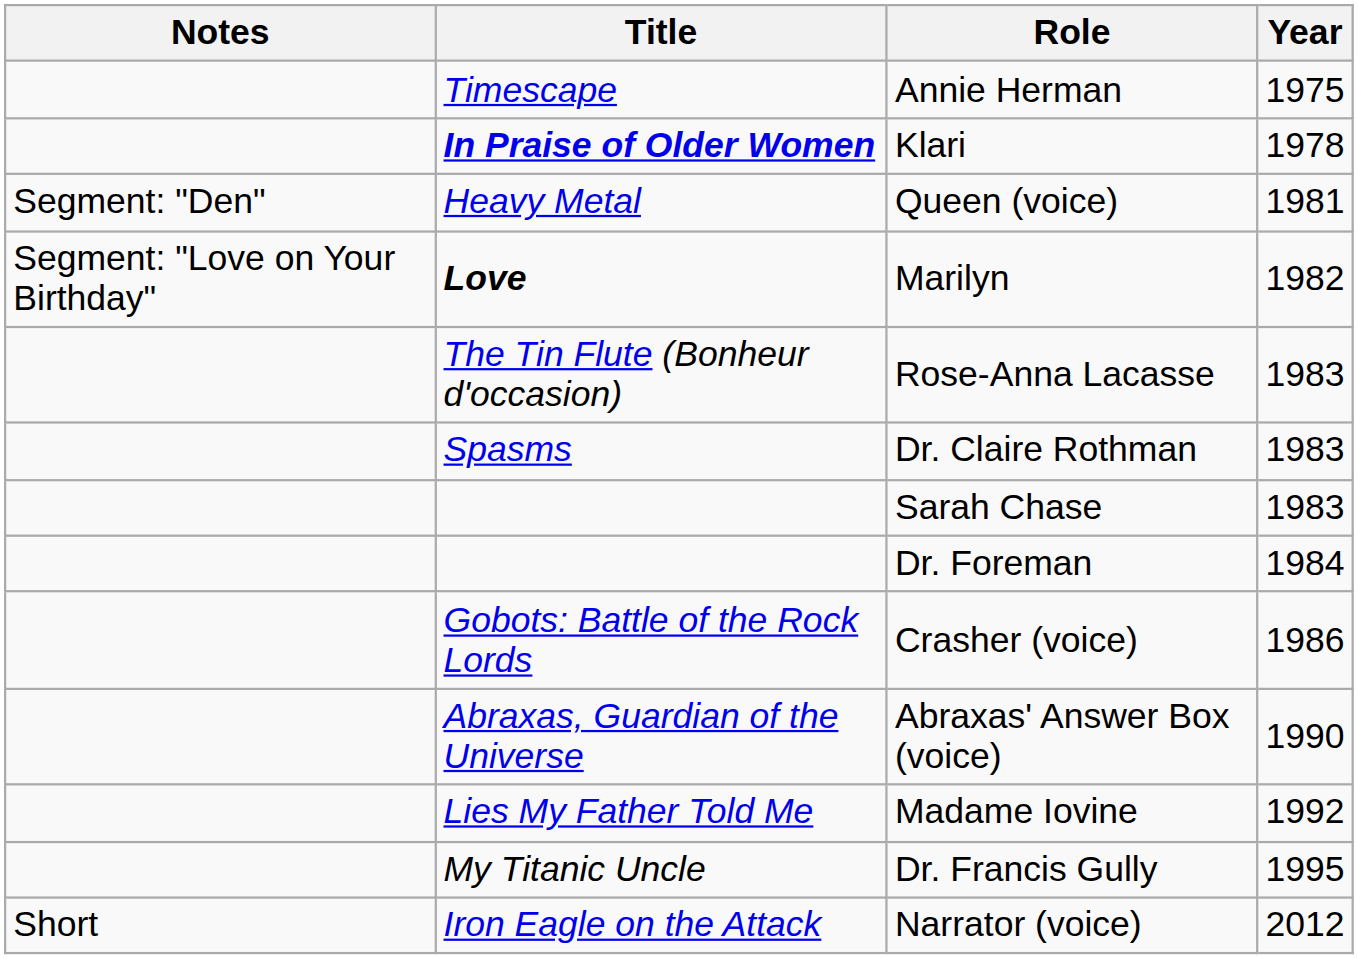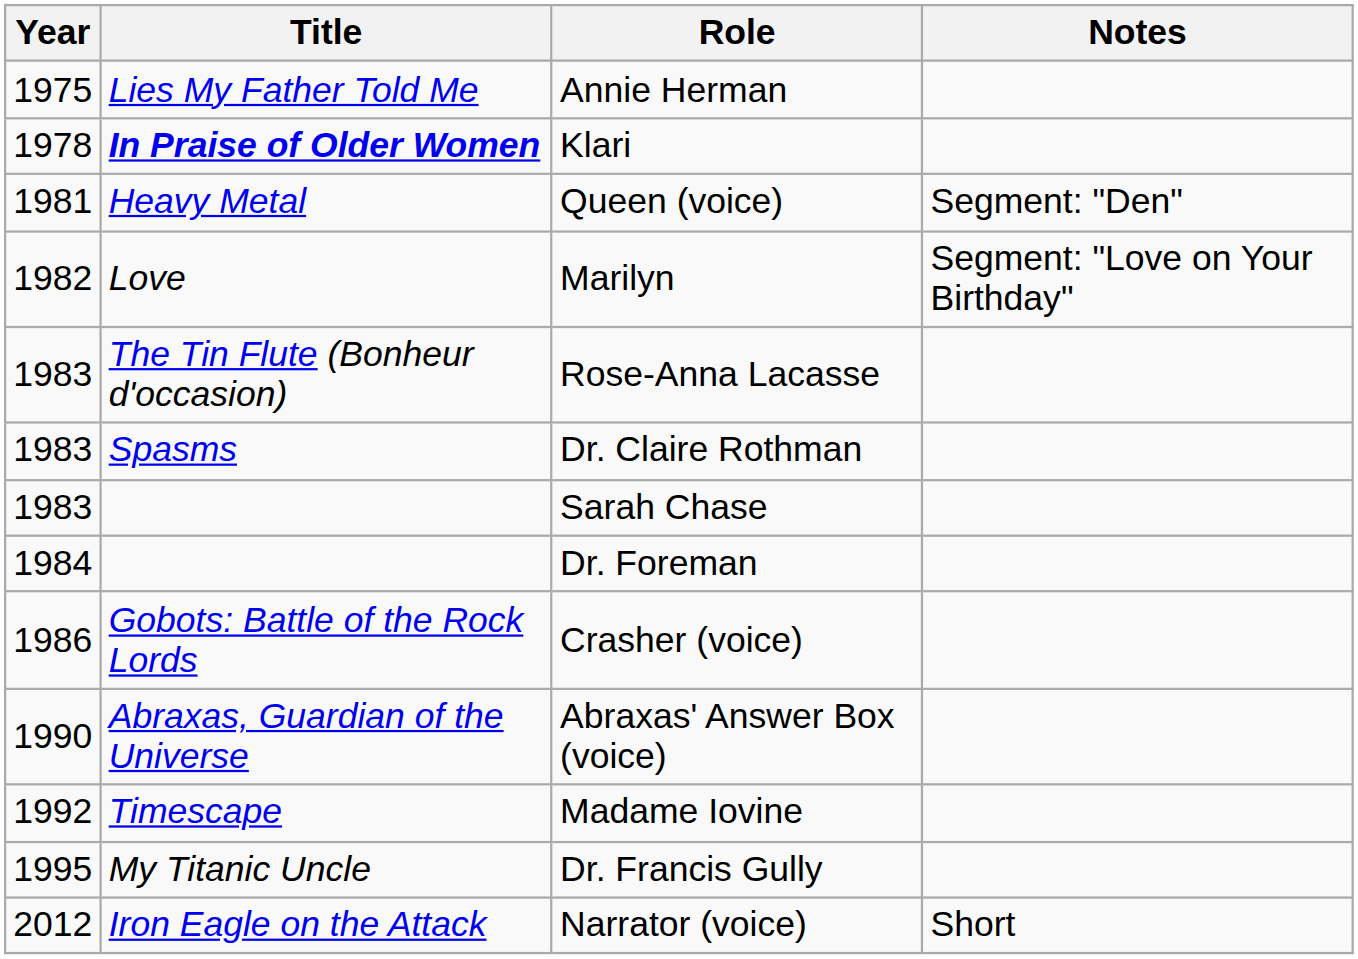columns swapped: (1305, 32) <-> (220, 32)
(530, 88) Timescape -> (294, 88) Lies My Father Told Me
(485, 277) bold -> (147, 277) normal
(628, 812) Lies My Father Told Me -> (195, 812) Timescape
